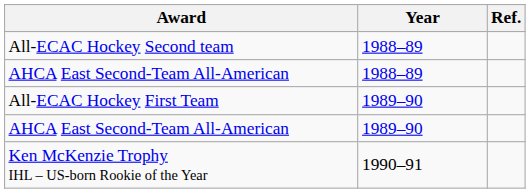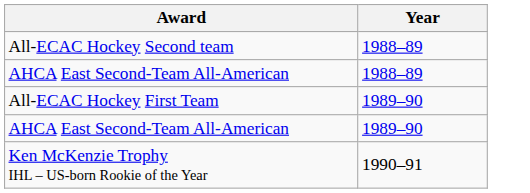- column: (506, 18)
